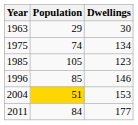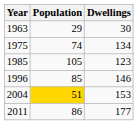(77, 111) 84 -> (77, 111) 86
